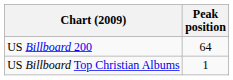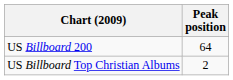(206, 65) 1 -> (206, 65) 2
